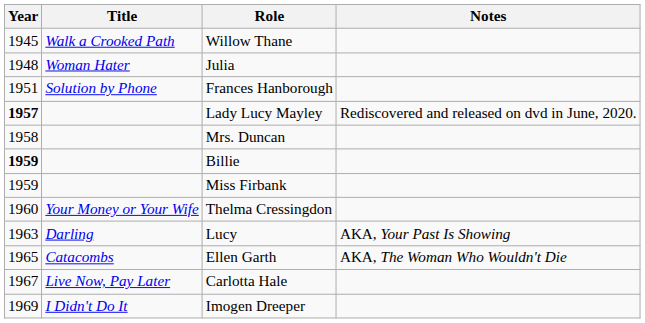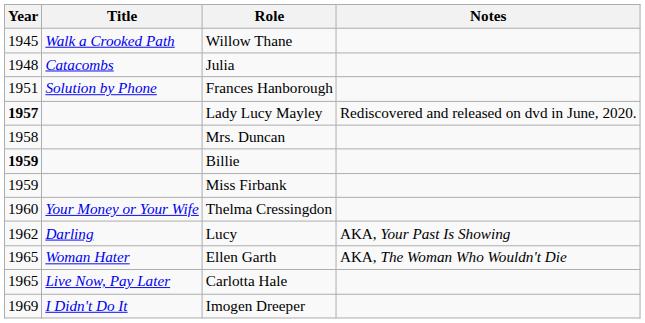(88, 64) Woman Hater -> (80, 64) Catacombs
(23, 233) 1963 -> (23, 233) 1962
(80, 257) Catacombs -> (88, 257) Woman Hater
(23, 281) 1967 -> (23, 281) 1965
